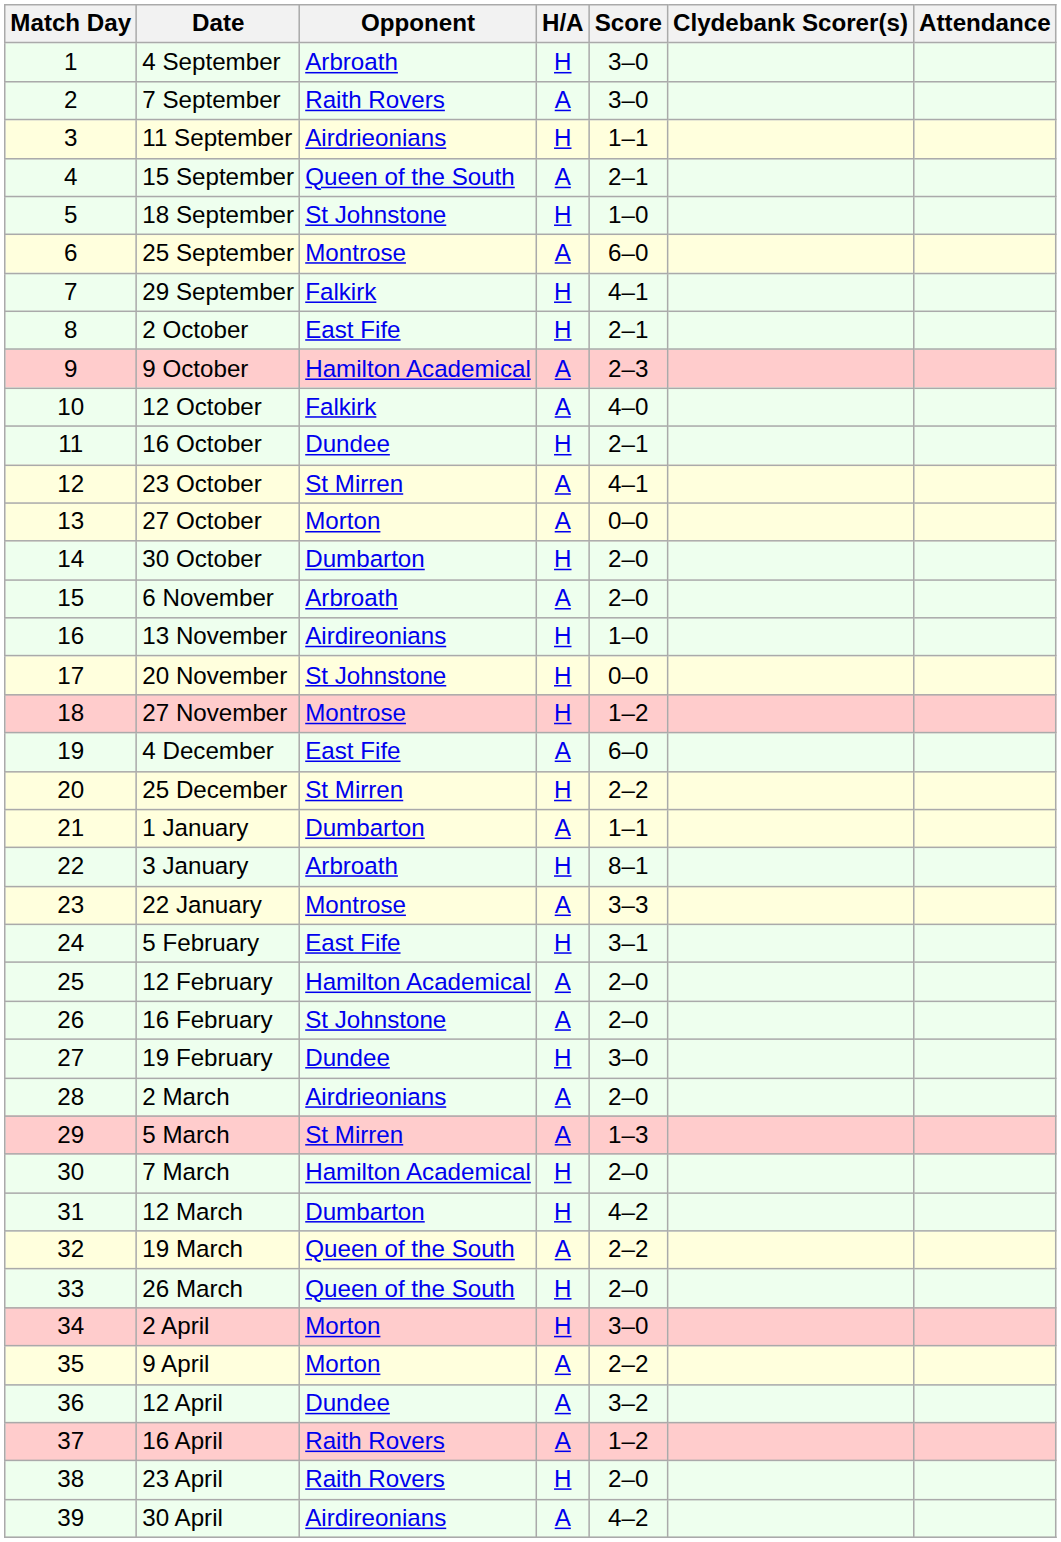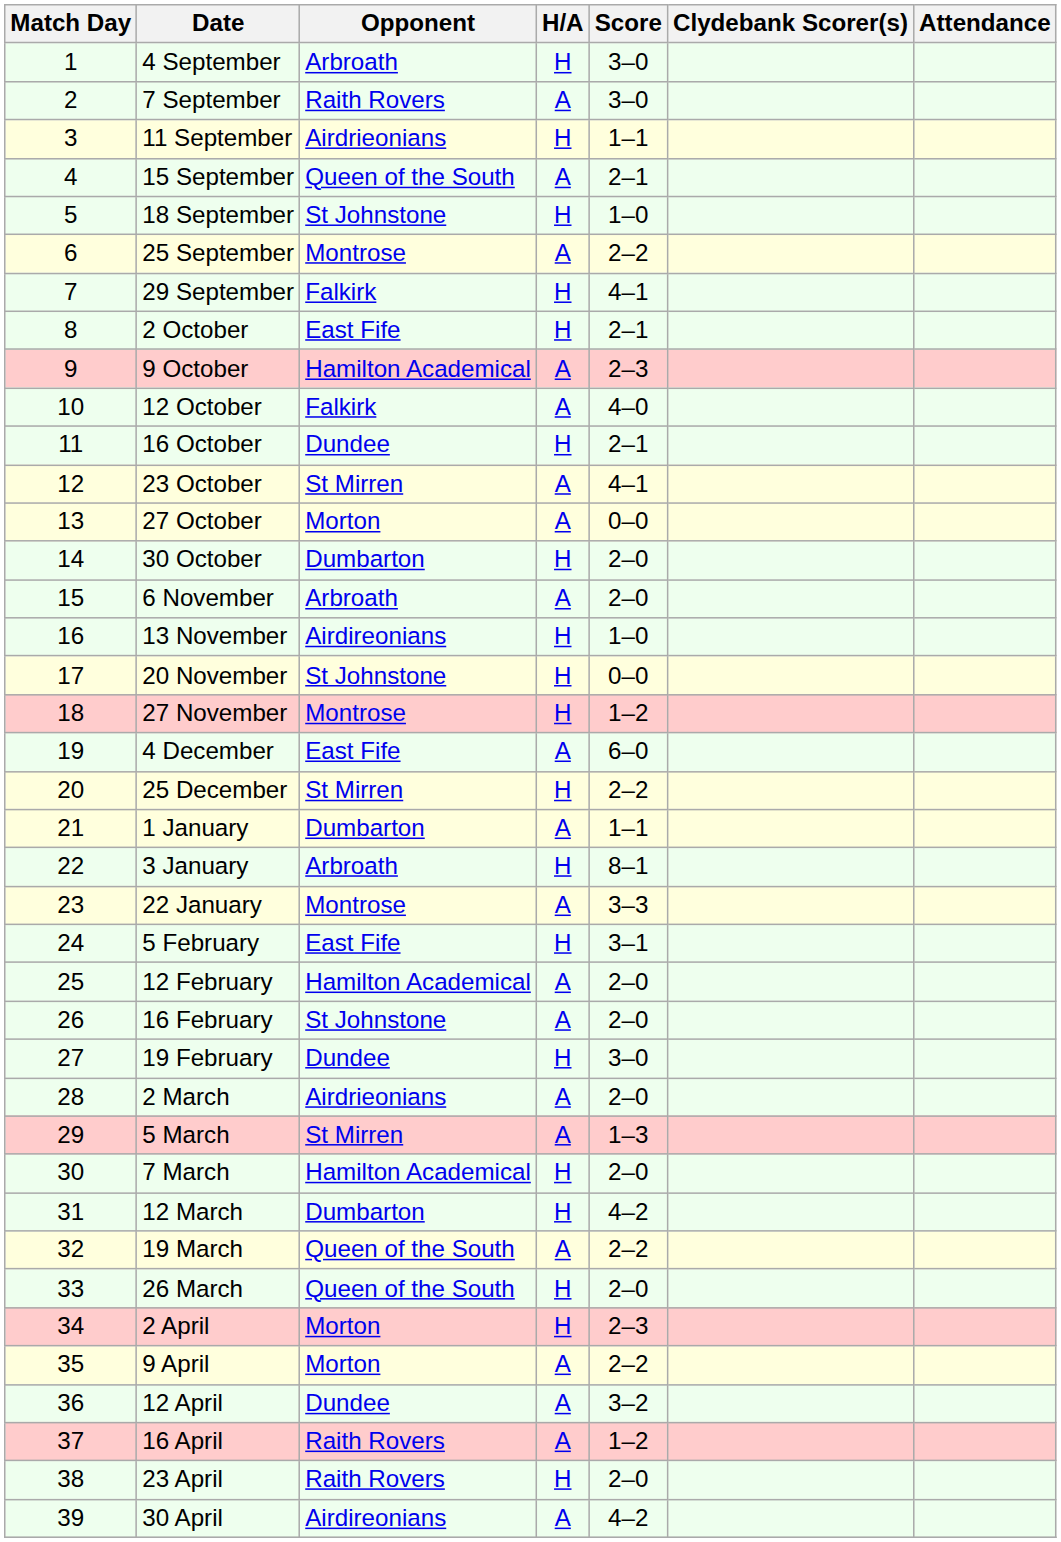(628, 253) 6–0 -> (628, 253) 2–2
(628, 1326) 3–0 -> (628, 1326) 2–3
